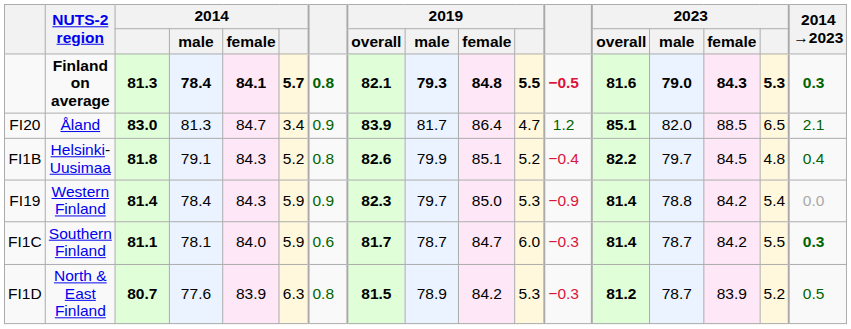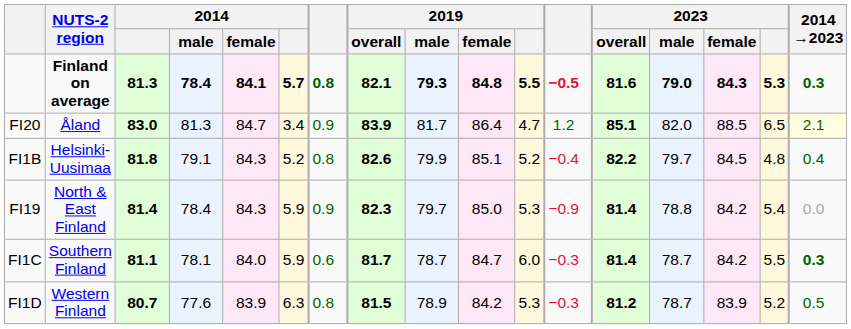(814, 125) no background -> (814, 125) lightyellow background
(80, 200) Western Finland -> (80, 209) North & East Finland
(80, 293) North & East Finland -> (80, 302) Western Finland
